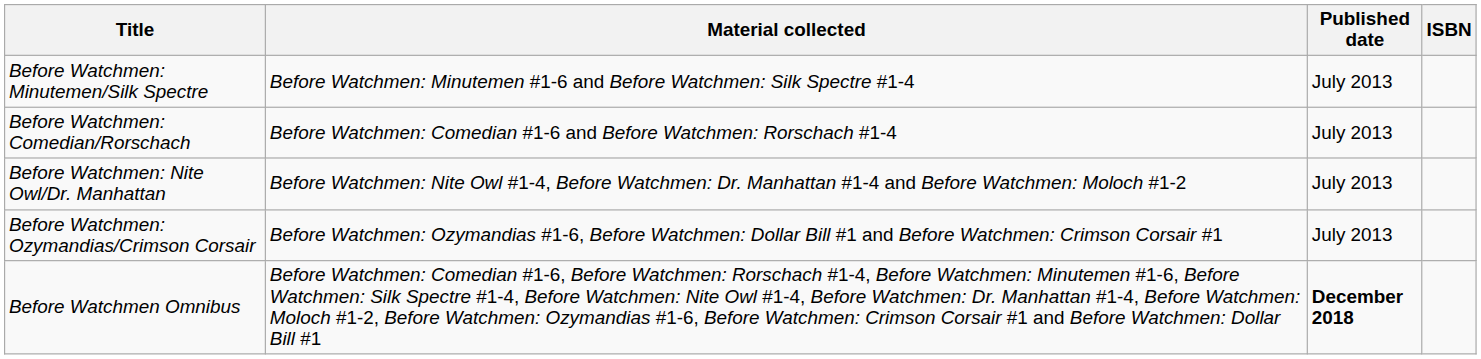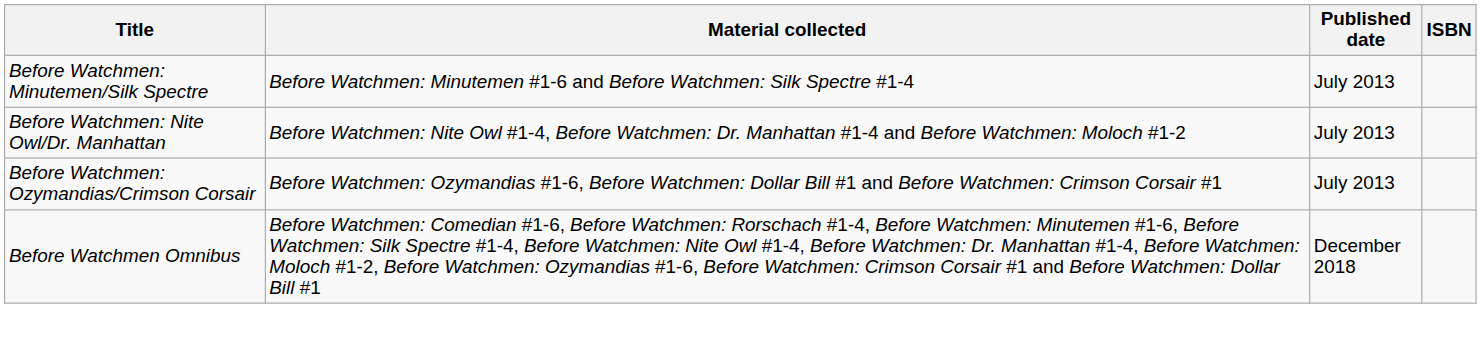- row: (100, 132)
(1357, 307) bold -> (1357, 256) normal
